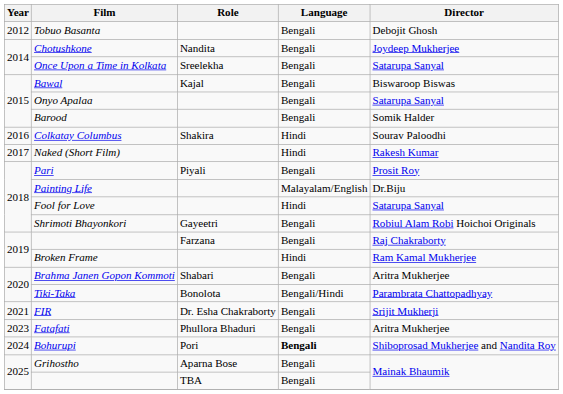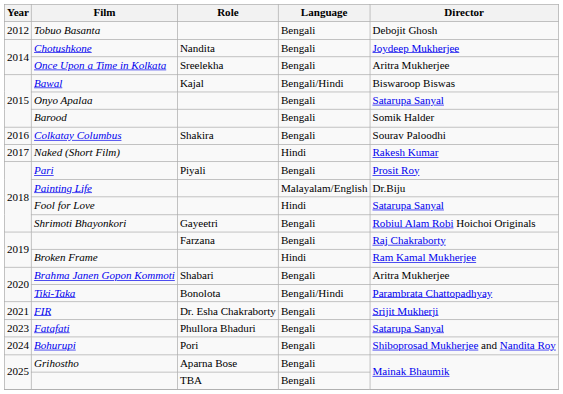(408, 65) Satarupa Sanyal -> (411, 65) Aritra Mukherjee
(298, 83) Bengali -> (312, 83) Bengali/Hindi
(294, 135) Hindi -> (298, 135) Bengali
(411, 328) Aritra Mukherjee -> (408, 328) Satarupa Sanyal
(299, 345) bold -> (298, 345) normal
